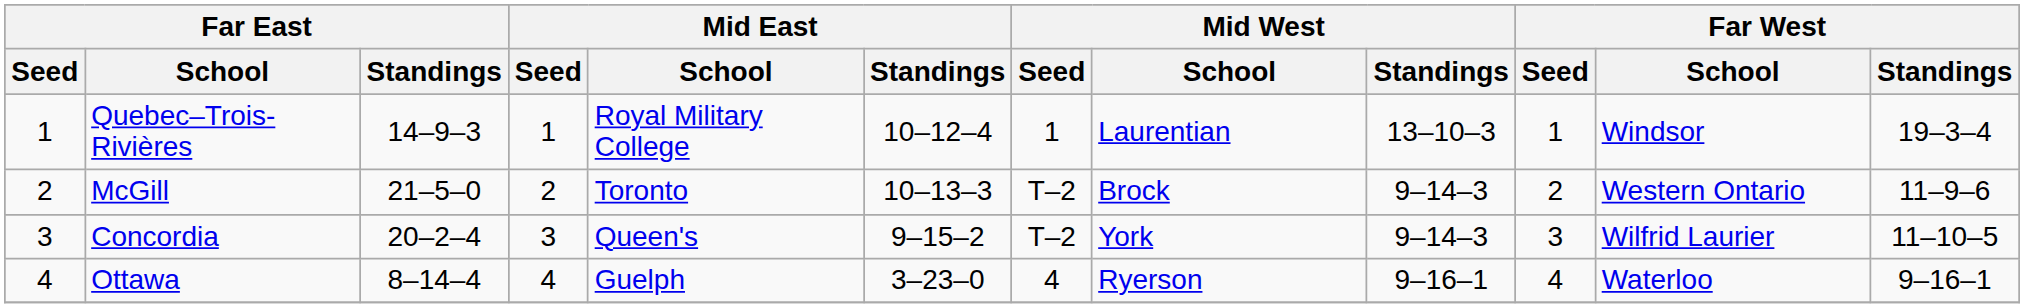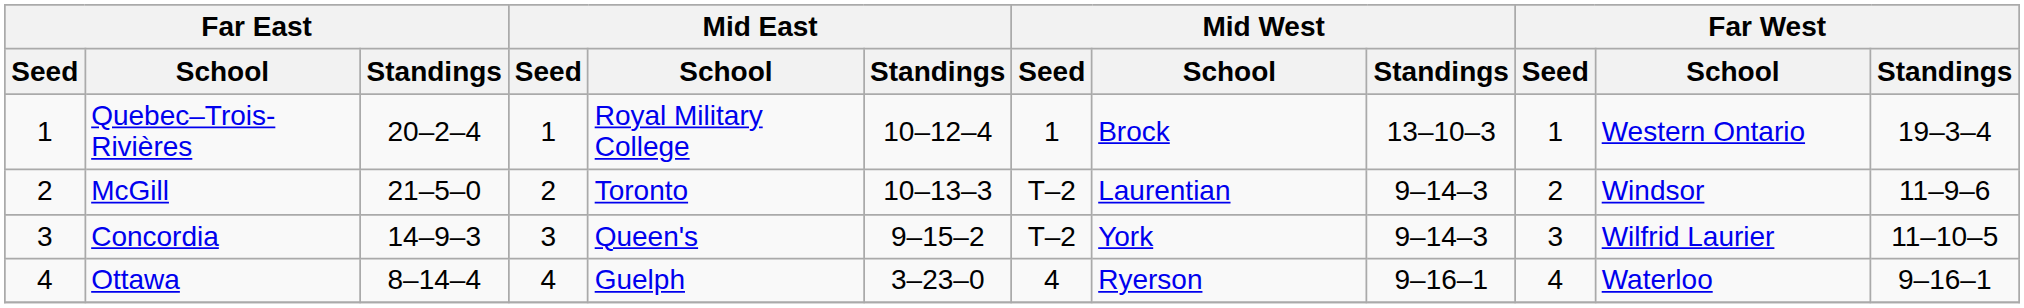(434, 131) 14–9–3 -> (434, 131) 20–2–4
(1164, 131) Laurentian -> (1134, 131) Brock
(1653, 131) Windsor -> (1703, 131) Western Ontario
(1134, 191) Brock -> (1164, 191) Laurentian
(1703, 191) Western Ontario -> (1653, 191) Windsor
(434, 235) 20–2–4 -> (434, 235) 14–9–3
